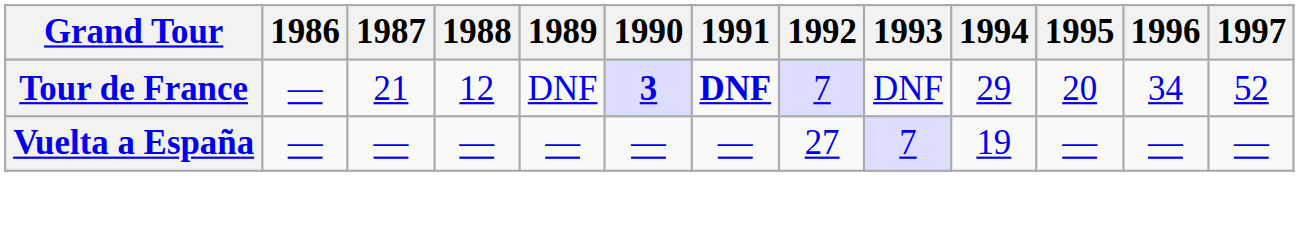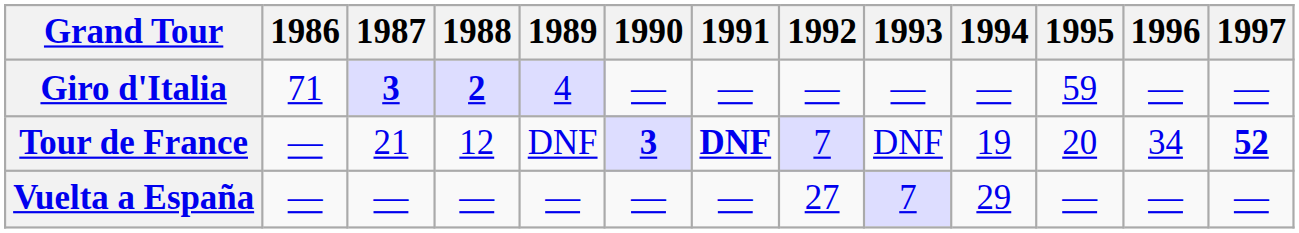+ row: (134, 87)
(994, 87) 29 -> (994, 142) 19
(1251, 87) normal -> (1251, 142) bold
(994, 142) 19 -> (994, 198) 29
